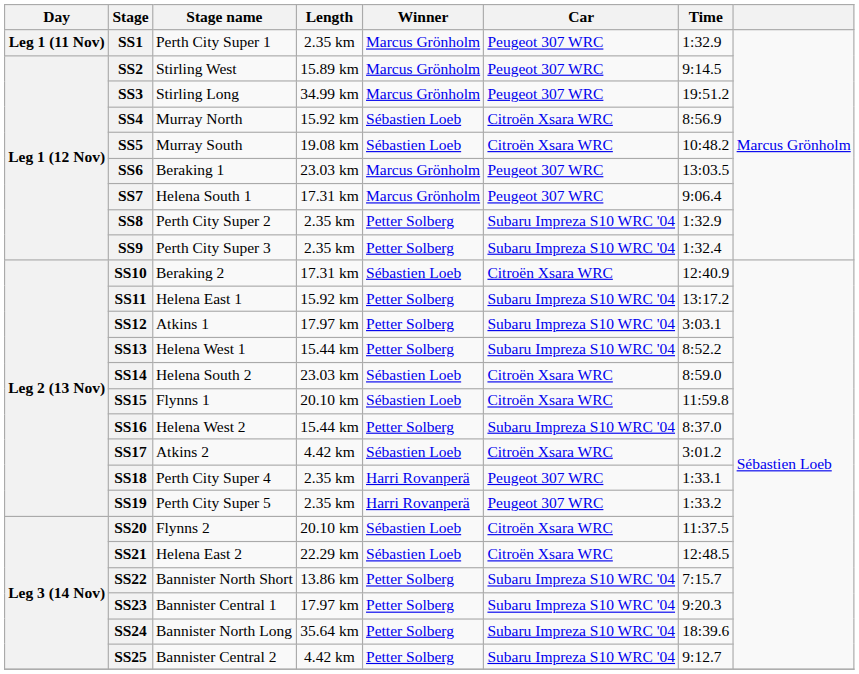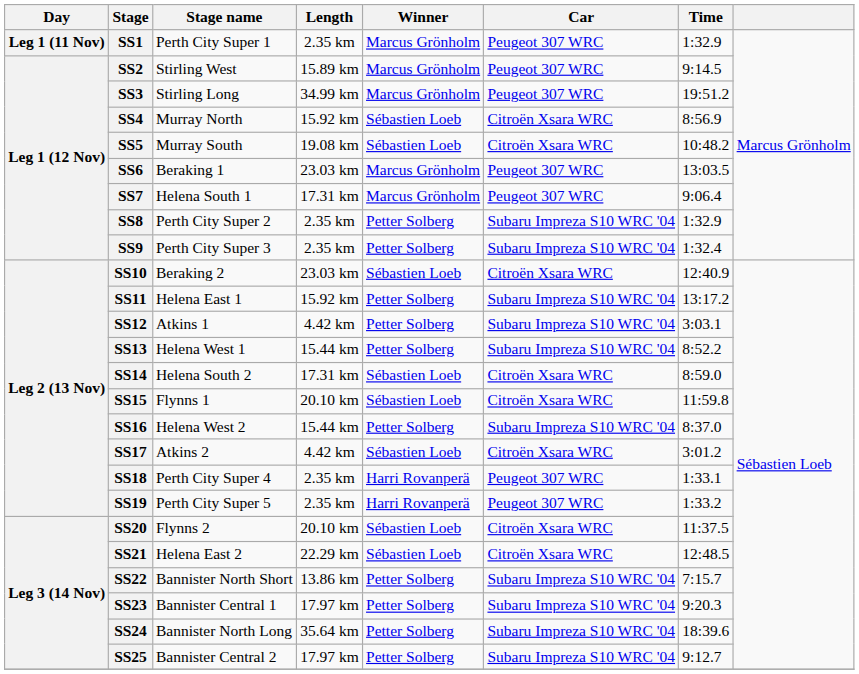(329, 272) 17.31 km -> (329, 272) 23.03 km
(329, 323) 17.97 km -> (329, 323) 4.42 km
(329, 374) 23.03 km -> (329, 374) 17.31 km
(329, 656) 4.42 km -> (329, 656) 17.97 km
